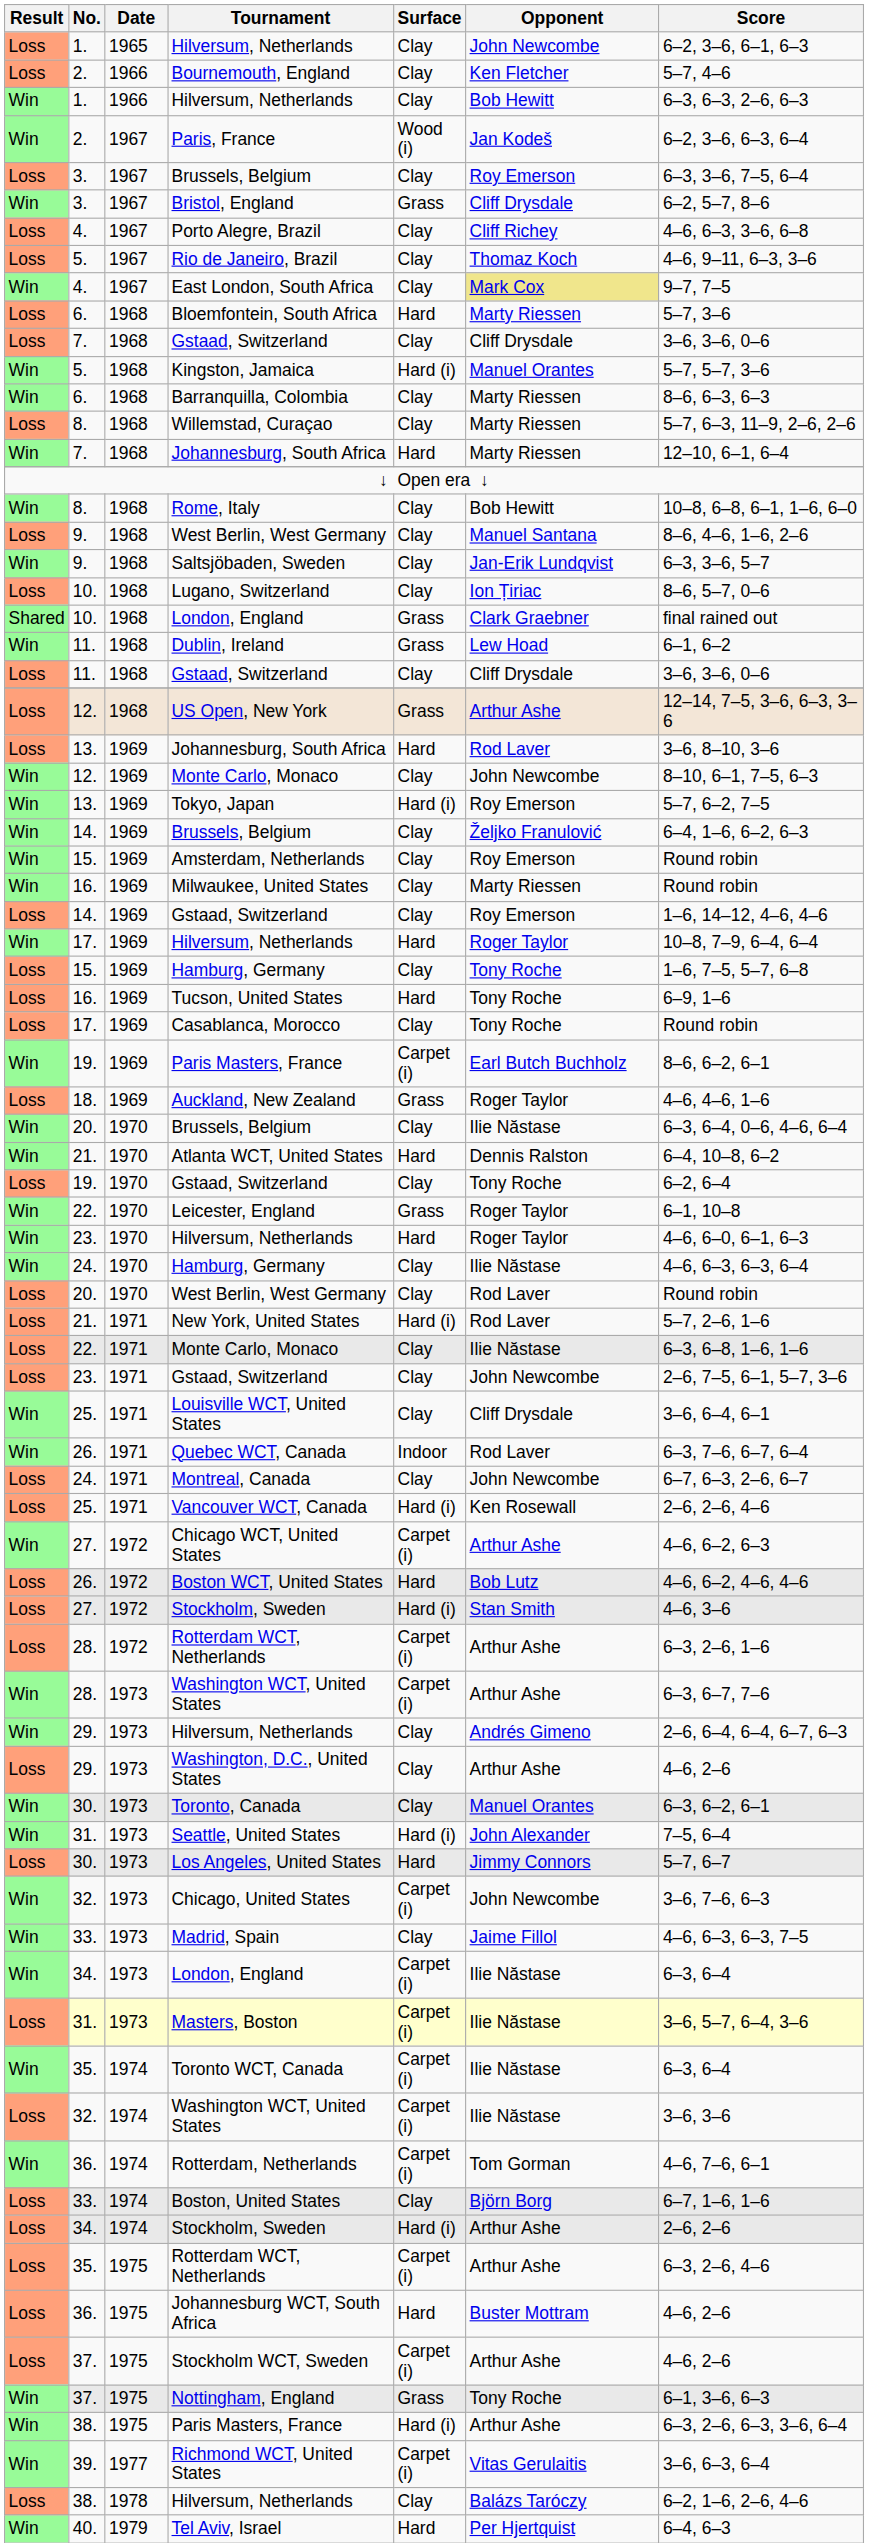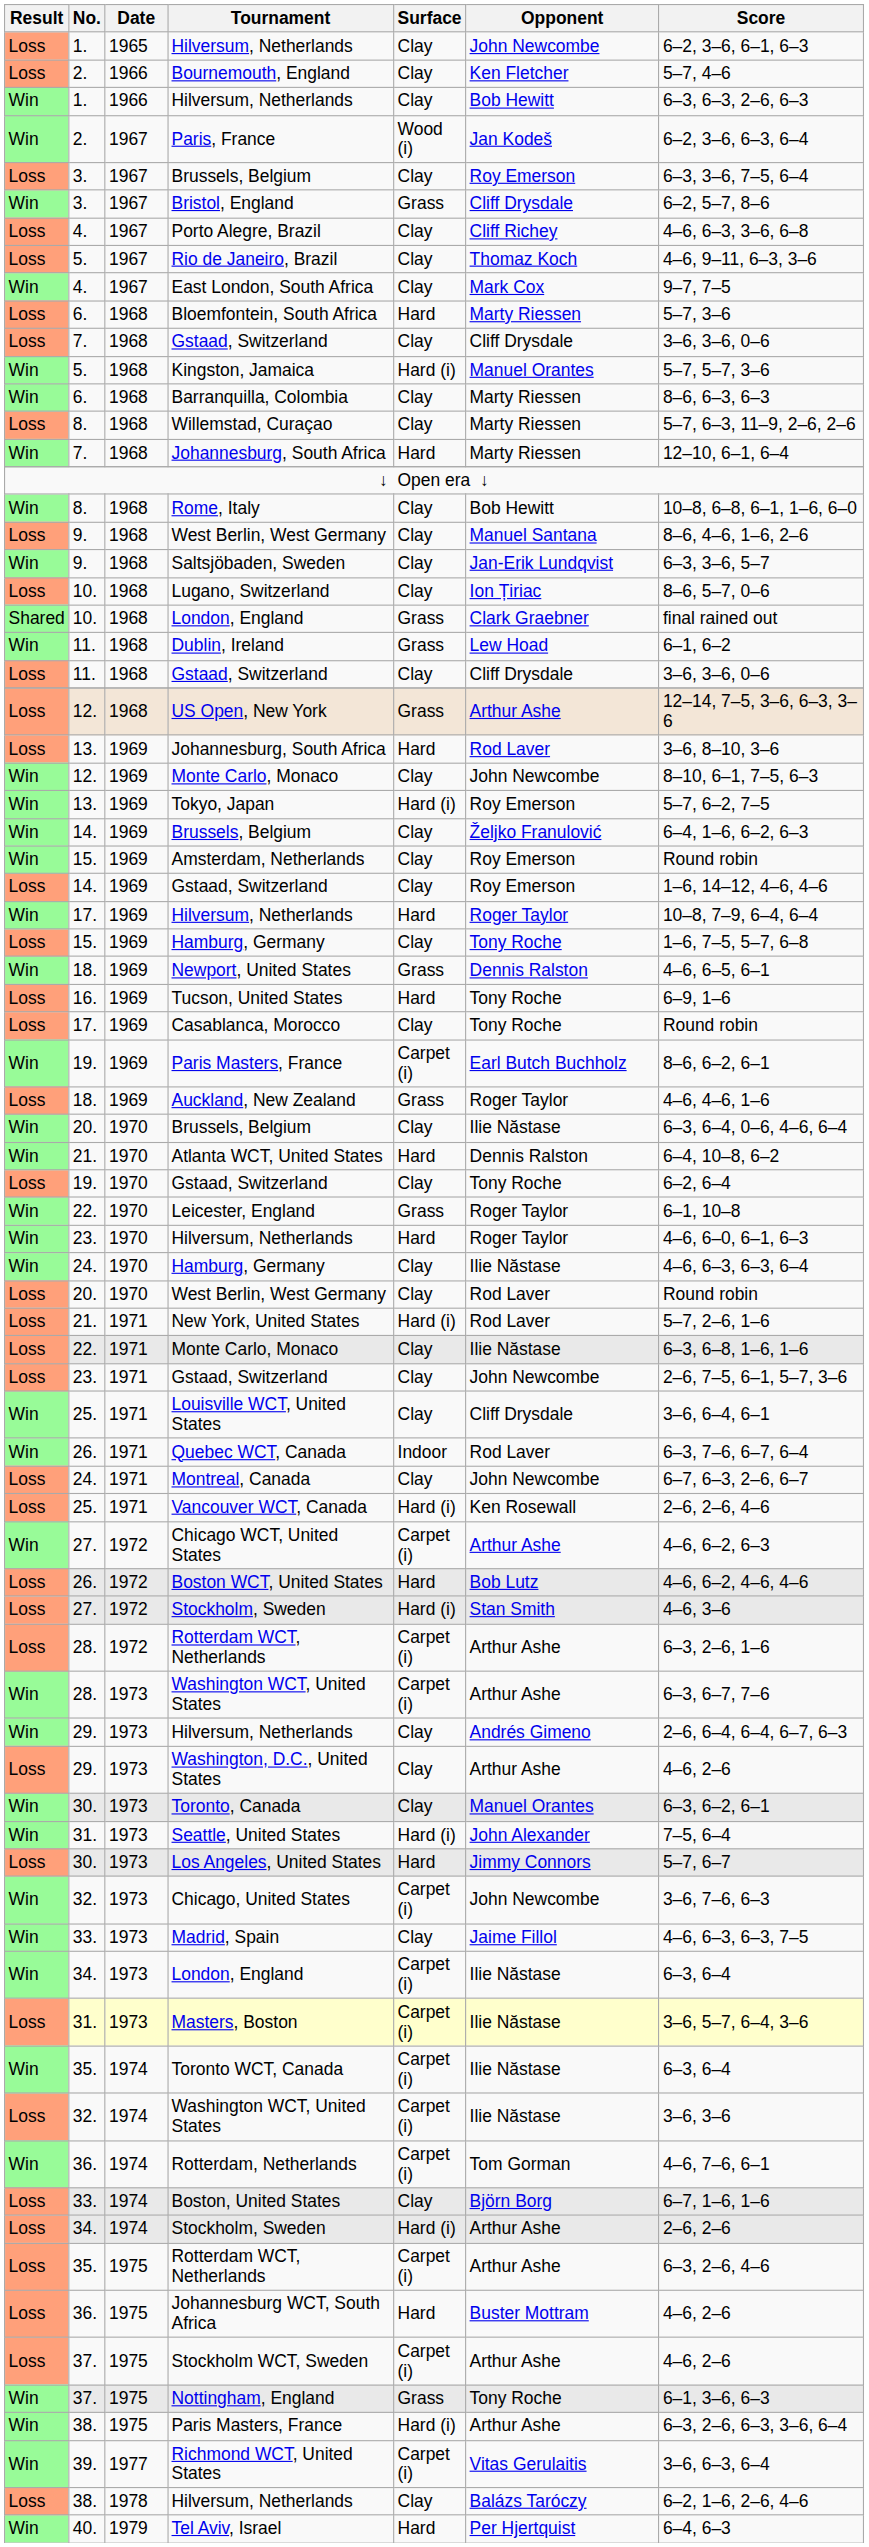(507, 286) khaki background -> (507, 286) no background
- row: (85, 887)
+ row: (85, 970)
